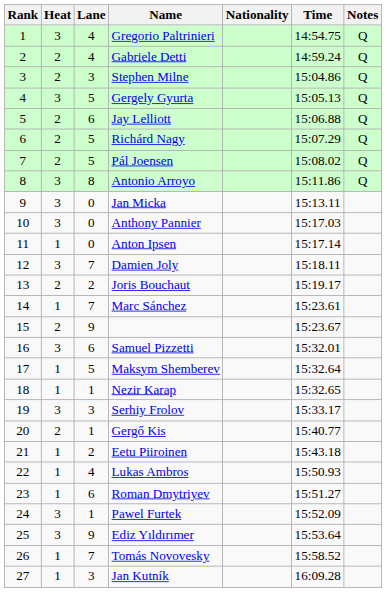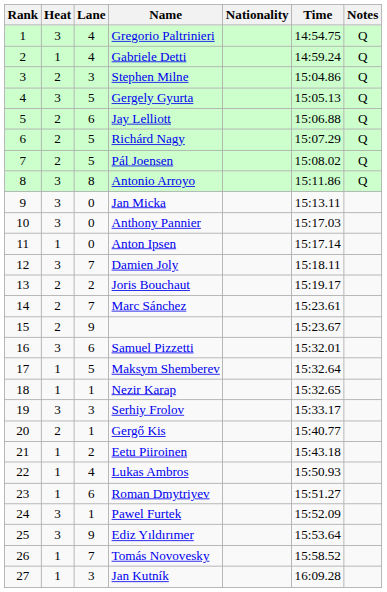(58, 56) 2 -> (58, 56) 1
(58, 306) 1 -> (58, 306) 2
